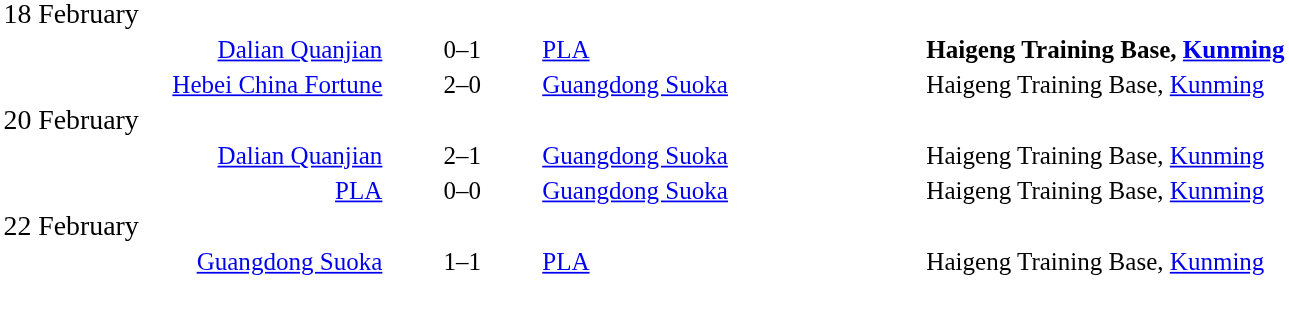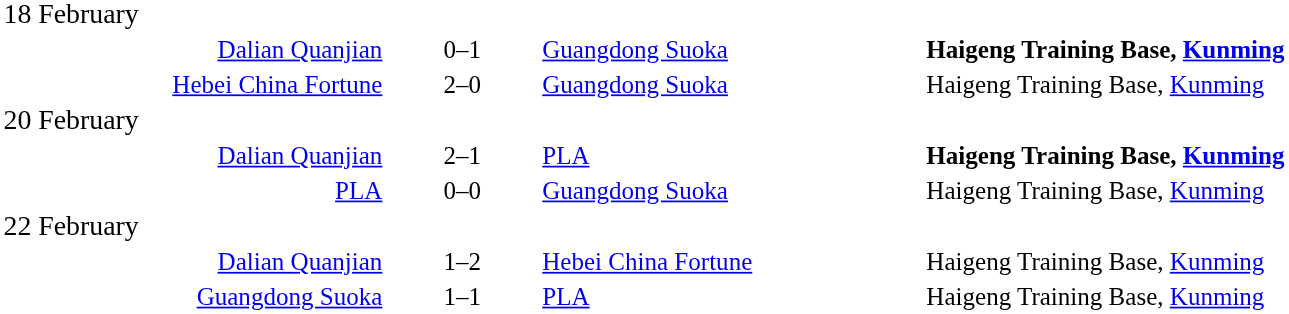(566, 49) PLA -> (635, 49) Guangdong Suoka
(635, 155) Guangdong Suoka -> (566, 155) PLA
(1095, 155) normal -> (1105, 155) bold
+ row: (300, 261)
